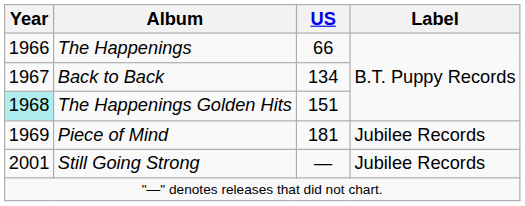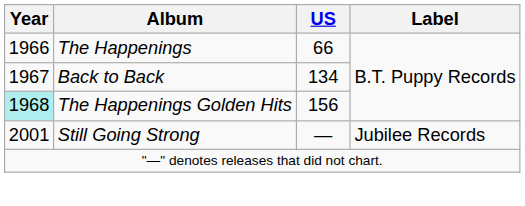(323, 105) 151 -> (323, 105) 156
- row: (113, 134)
